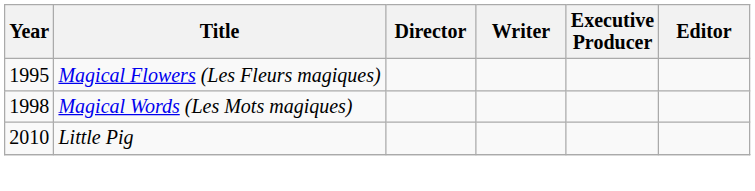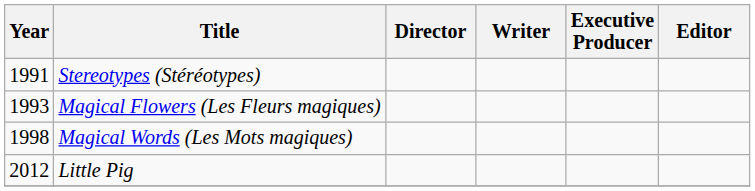+ row: (159, 74)
(29, 74) 1995 -> (29, 106) 1993
(29, 138) 2010 -> (29, 169) 2012
